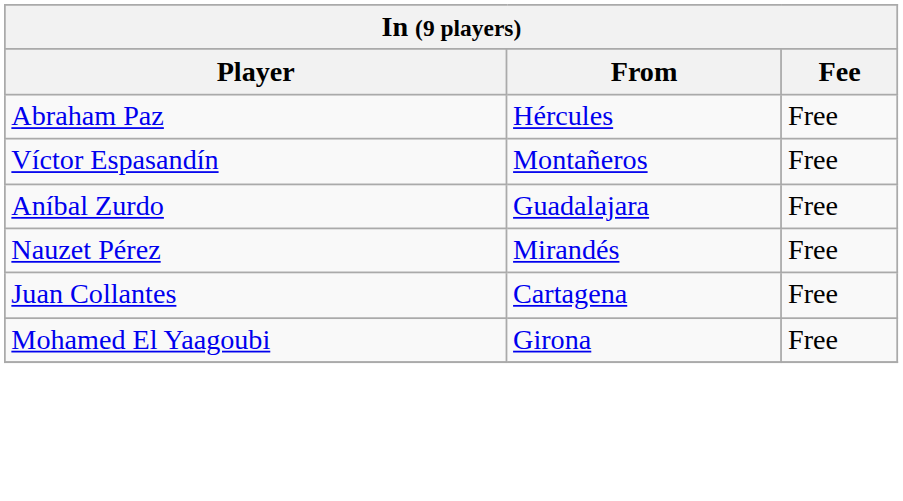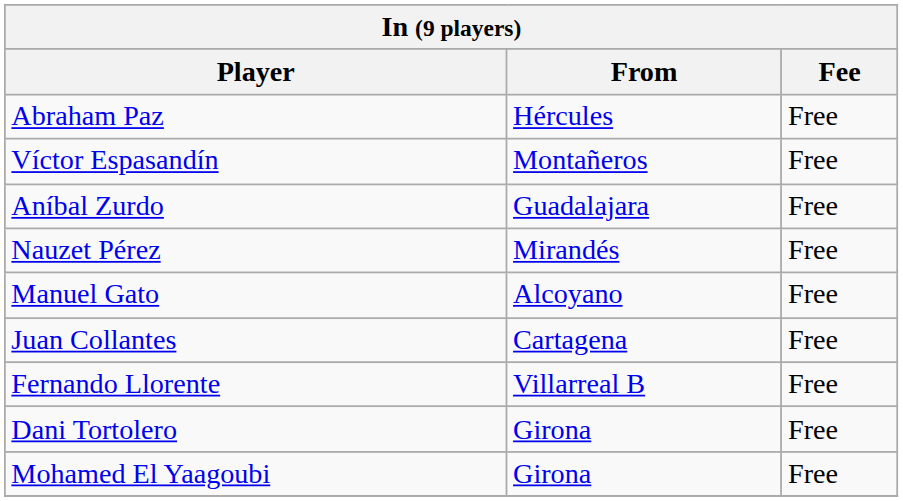+ row: (85, 294)
+ row: (116, 384)
+ row: (94, 428)
